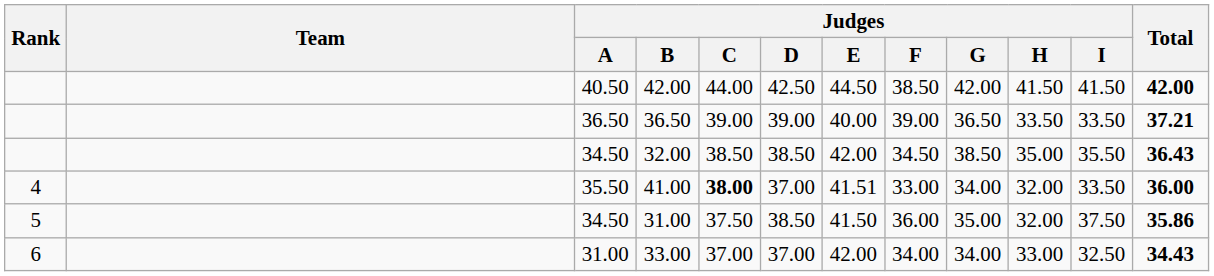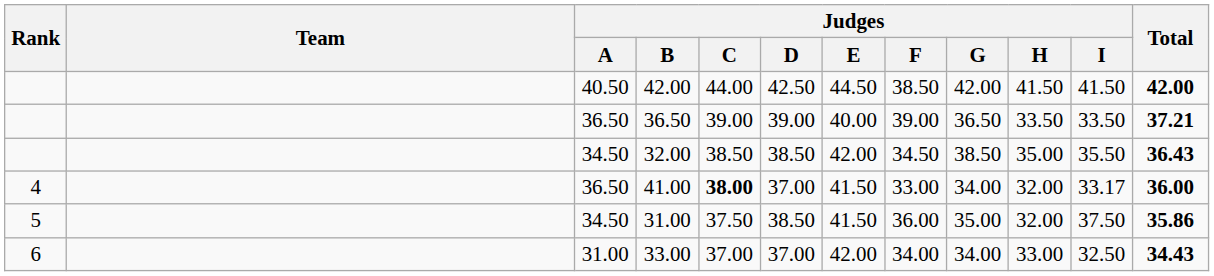(605, 187) 35.50 -> (605, 187) 36.50
(853, 187) 41.51 -> (853, 187) 41.50
(1102, 187) 33.50 -> (1102, 187) 33.17
